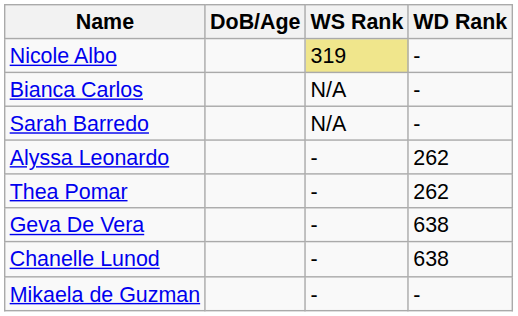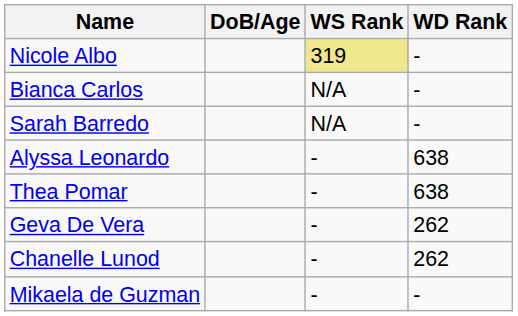(431, 158) 262 -> (431, 158) 638
(431, 191) 262 -> (431, 191) 638
(431, 225) 638 -> (431, 225) 262
(431, 259) 638 -> (431, 259) 262
